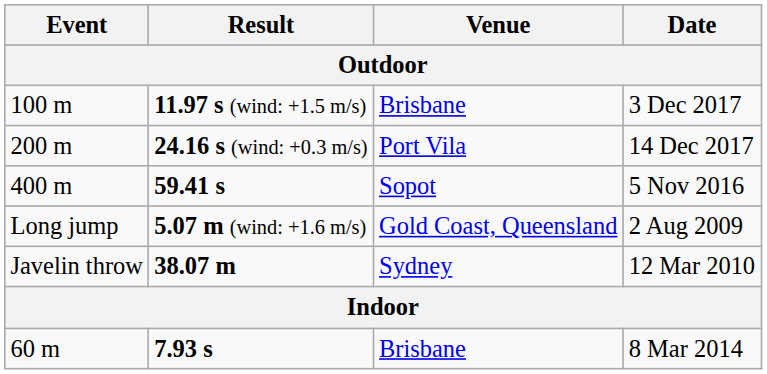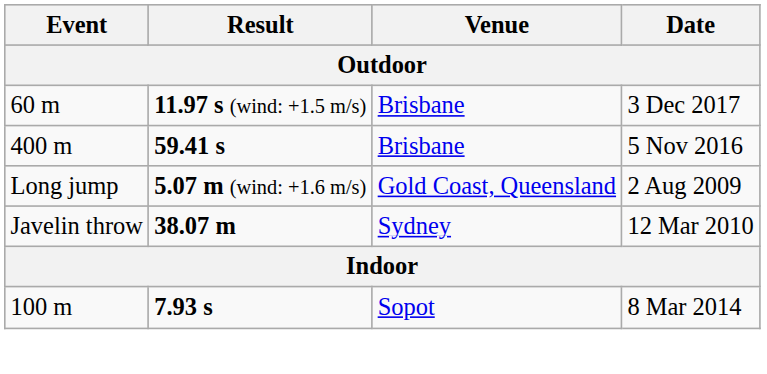(41, 105) 100 m -> (35, 105) 60 m
- row: (261, 145)
(408, 186) Sopot -> (421, 145) Brisbane
(35, 347) 60 m -> (41, 307) 100 m
(422, 347) Brisbane -> (406, 307) Sopot
